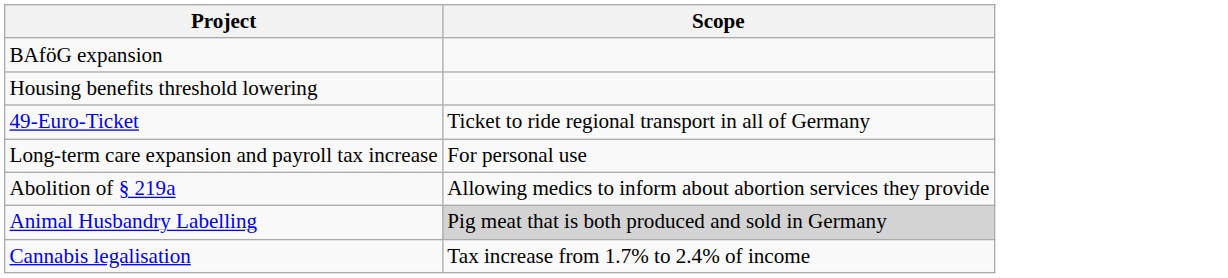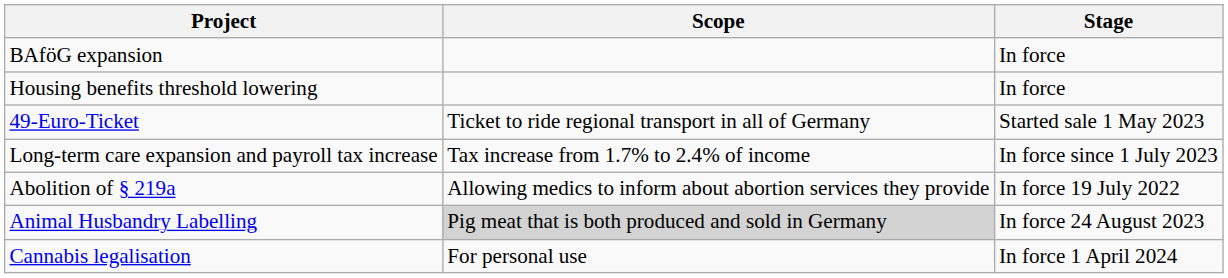+ column: (1108, 21)
(517, 155) For personal use -> (629, 155) Tax increase from 1.7% to 2.4% of income
(629, 255) Tax increase from 1.7% to 2.4% of income -> (517, 255) For personal use
